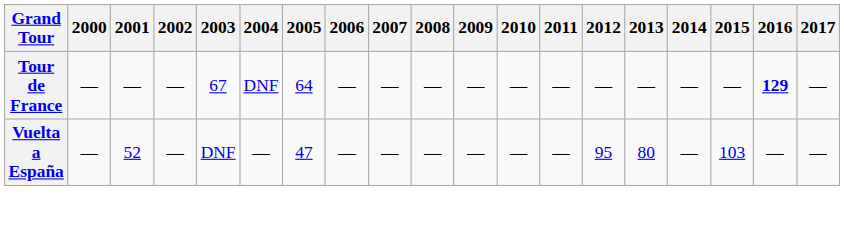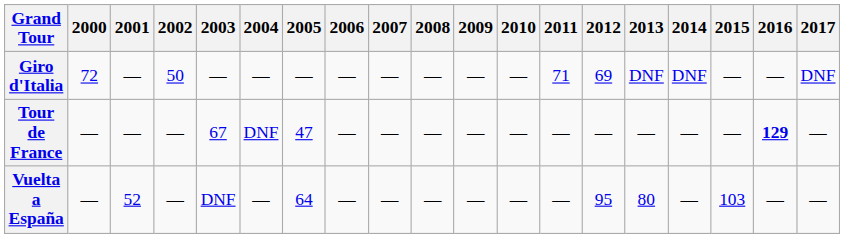+ row: (36, 75)
(304, 85) 64 -> (304, 132) 47
(304, 152) 47 -> (304, 199) 64
